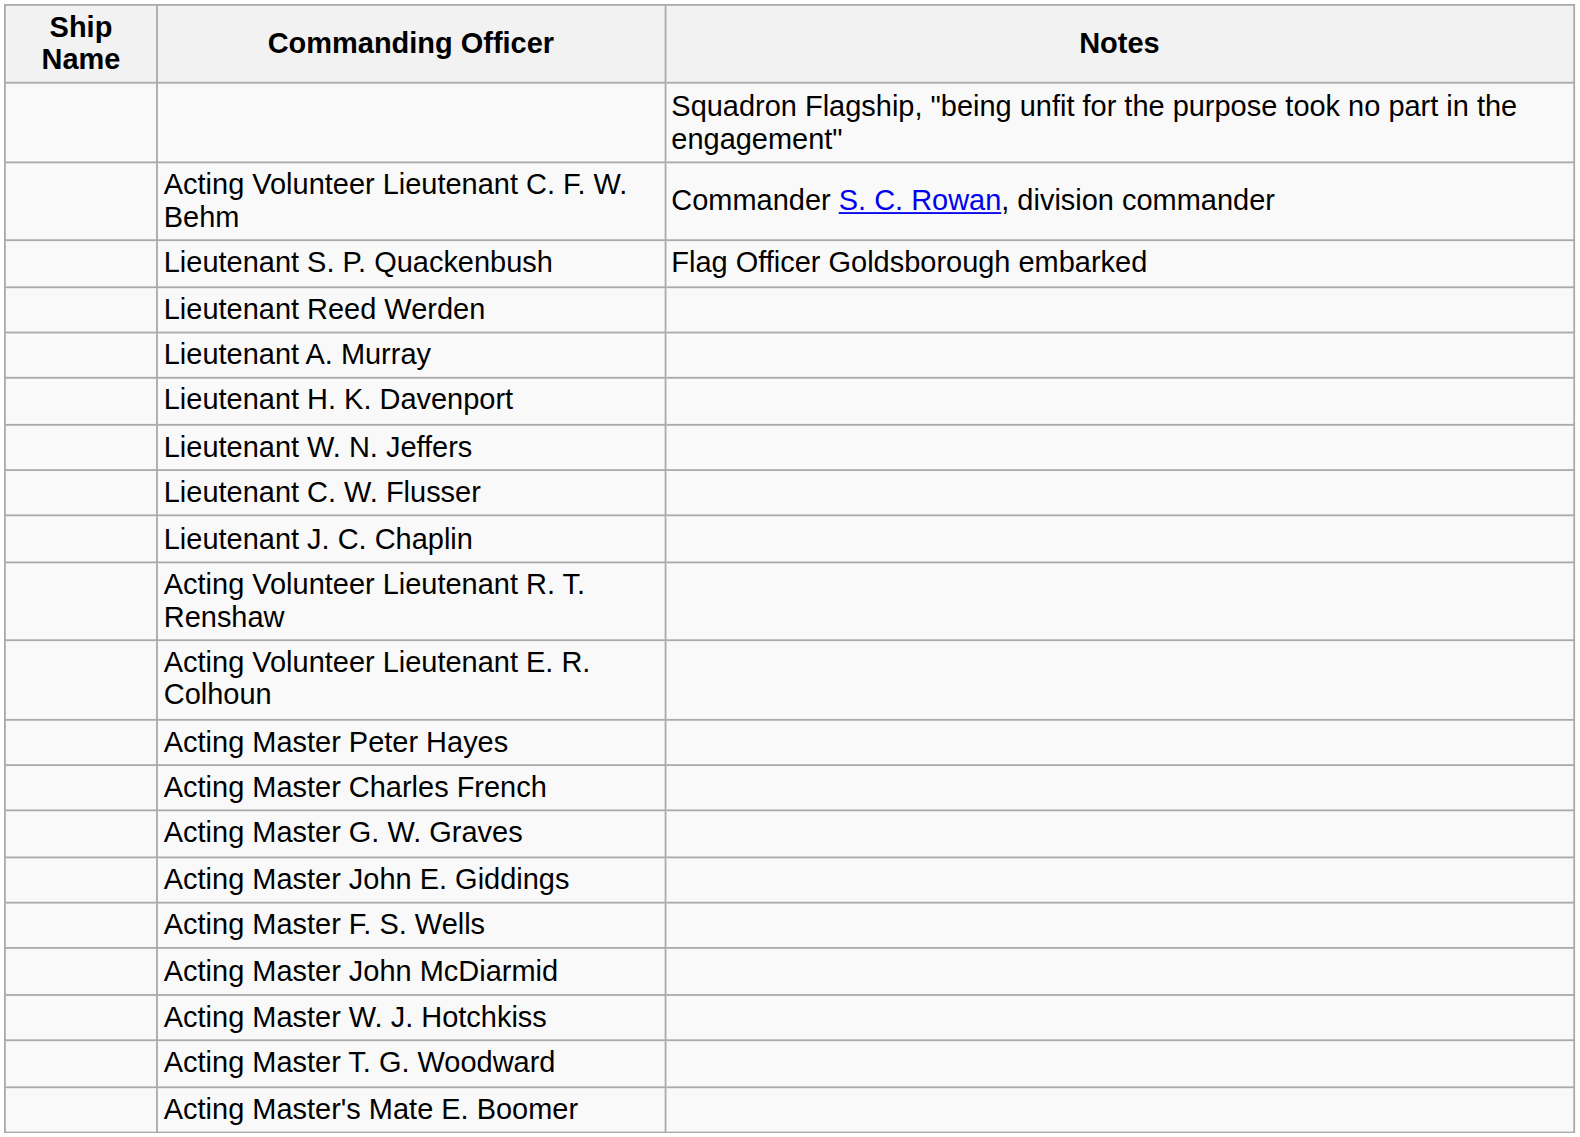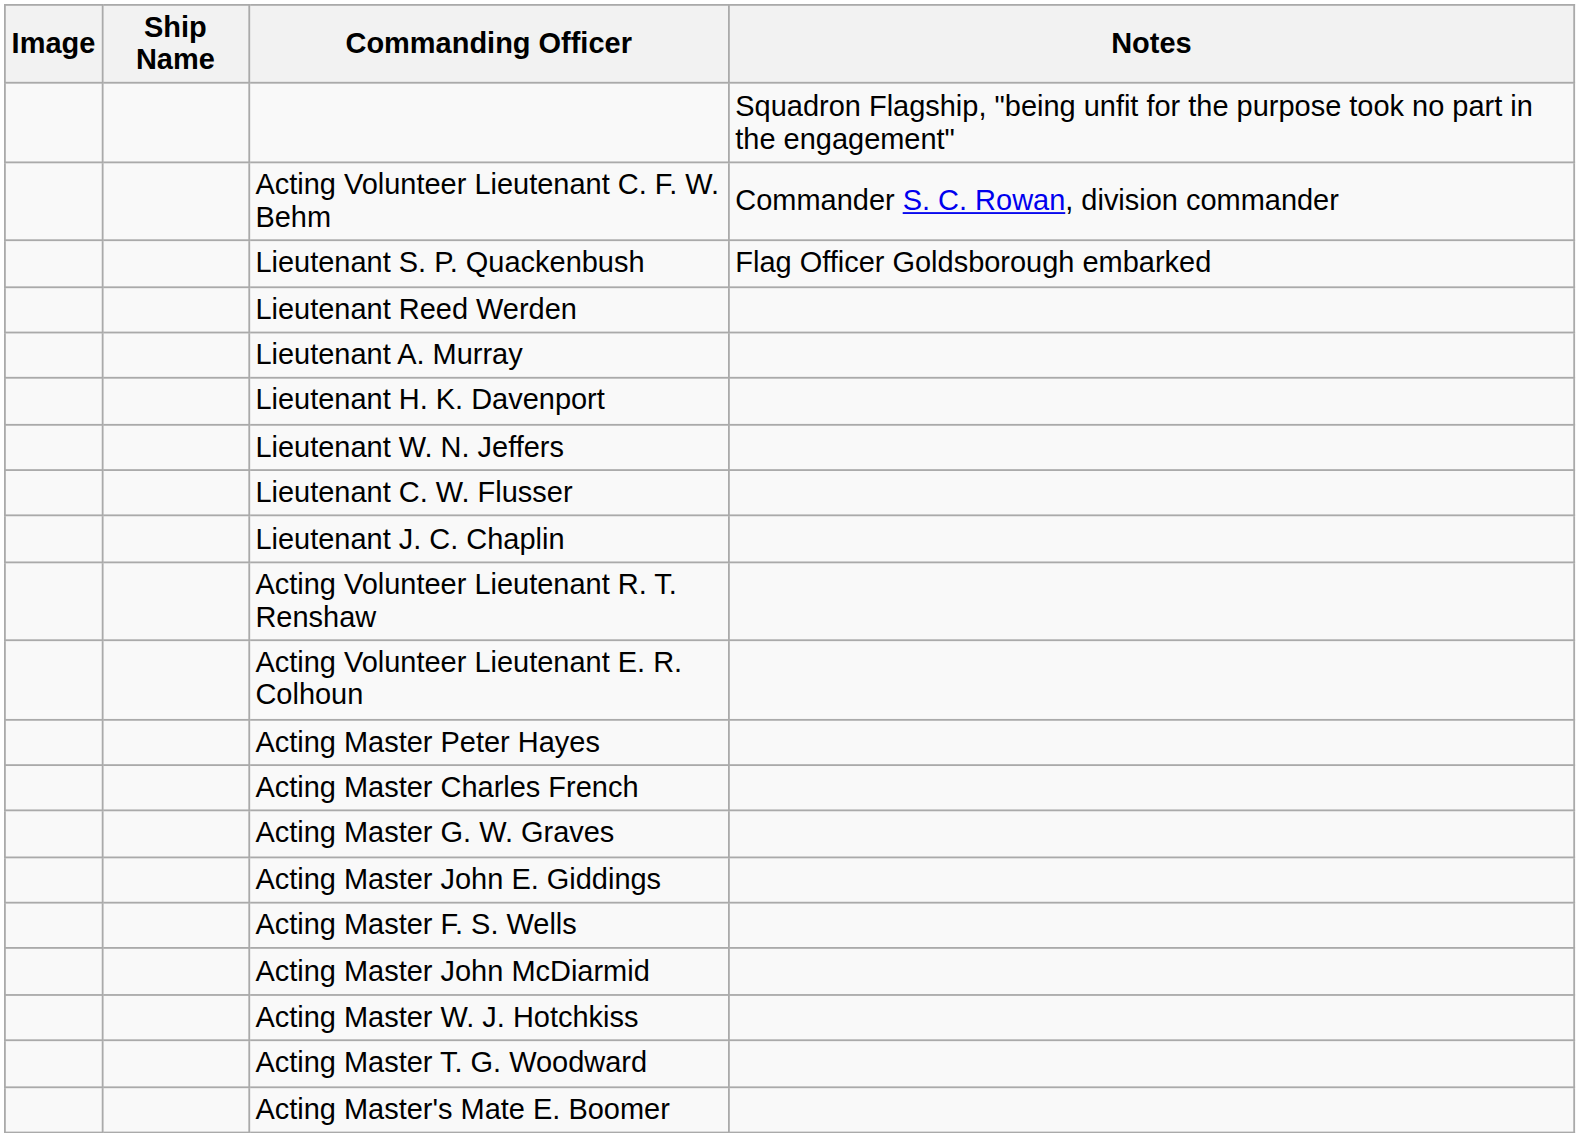+ column: (53, 43)
